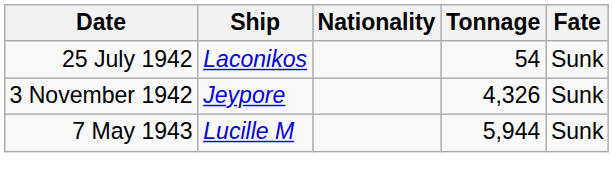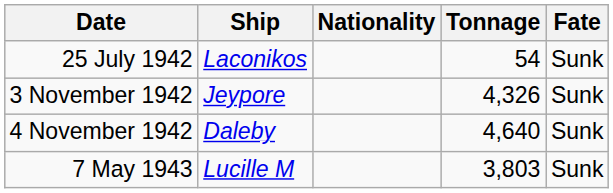+ row: (101, 132)
(511, 132) 5,944 -> (511, 168) 3,803
